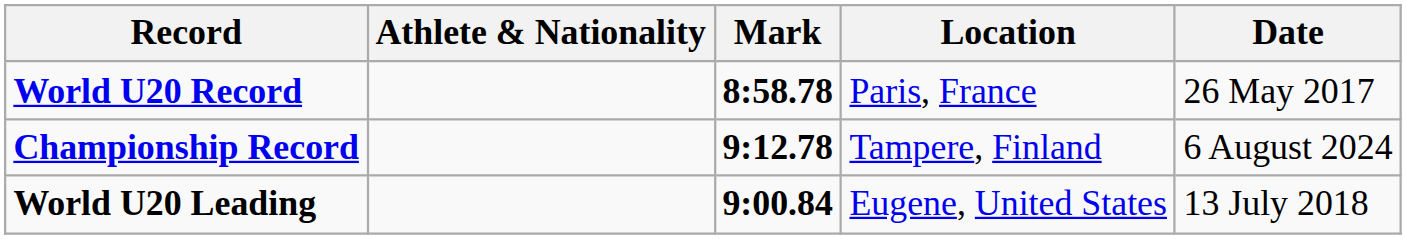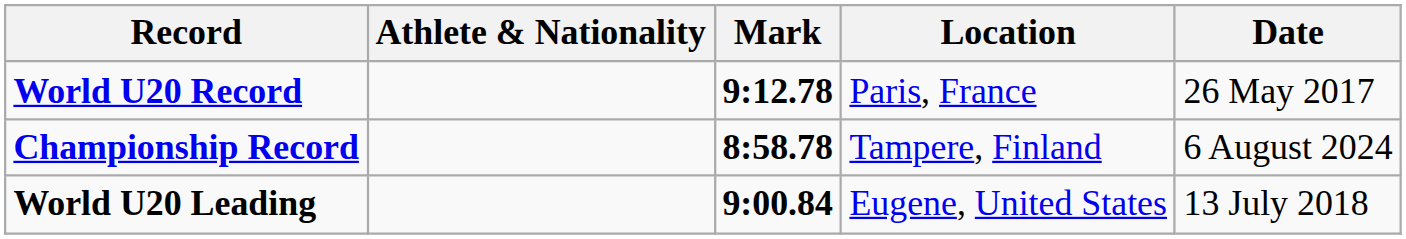(778, 89) 8:58.78 -> (778, 89) 9:12.78
(778, 146) 9:12.78 -> (778, 146) 8:58.78
